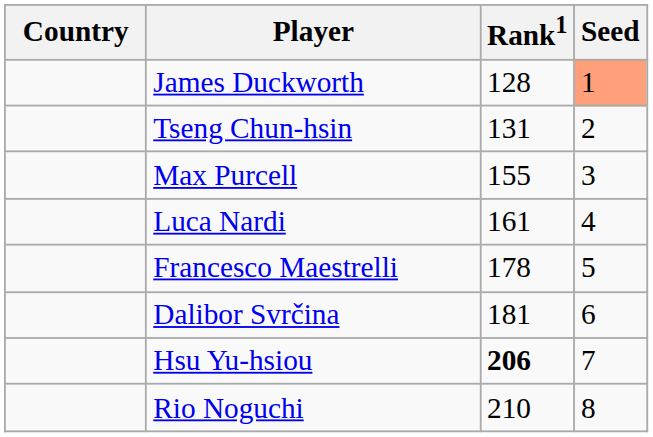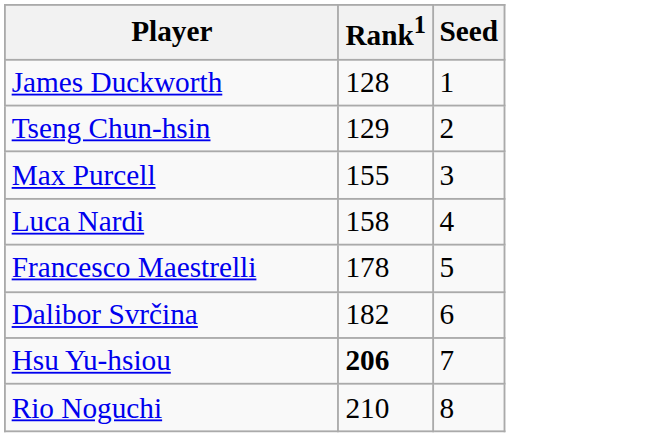- column: (76, 31)
(588, 82) lightsalmon background -> (447, 82) no background
(509, 128) 131 -> (367, 128) 129
(509, 221) 161 -> (367, 221) 158
(509, 314) 181 -> (367, 314) 182
